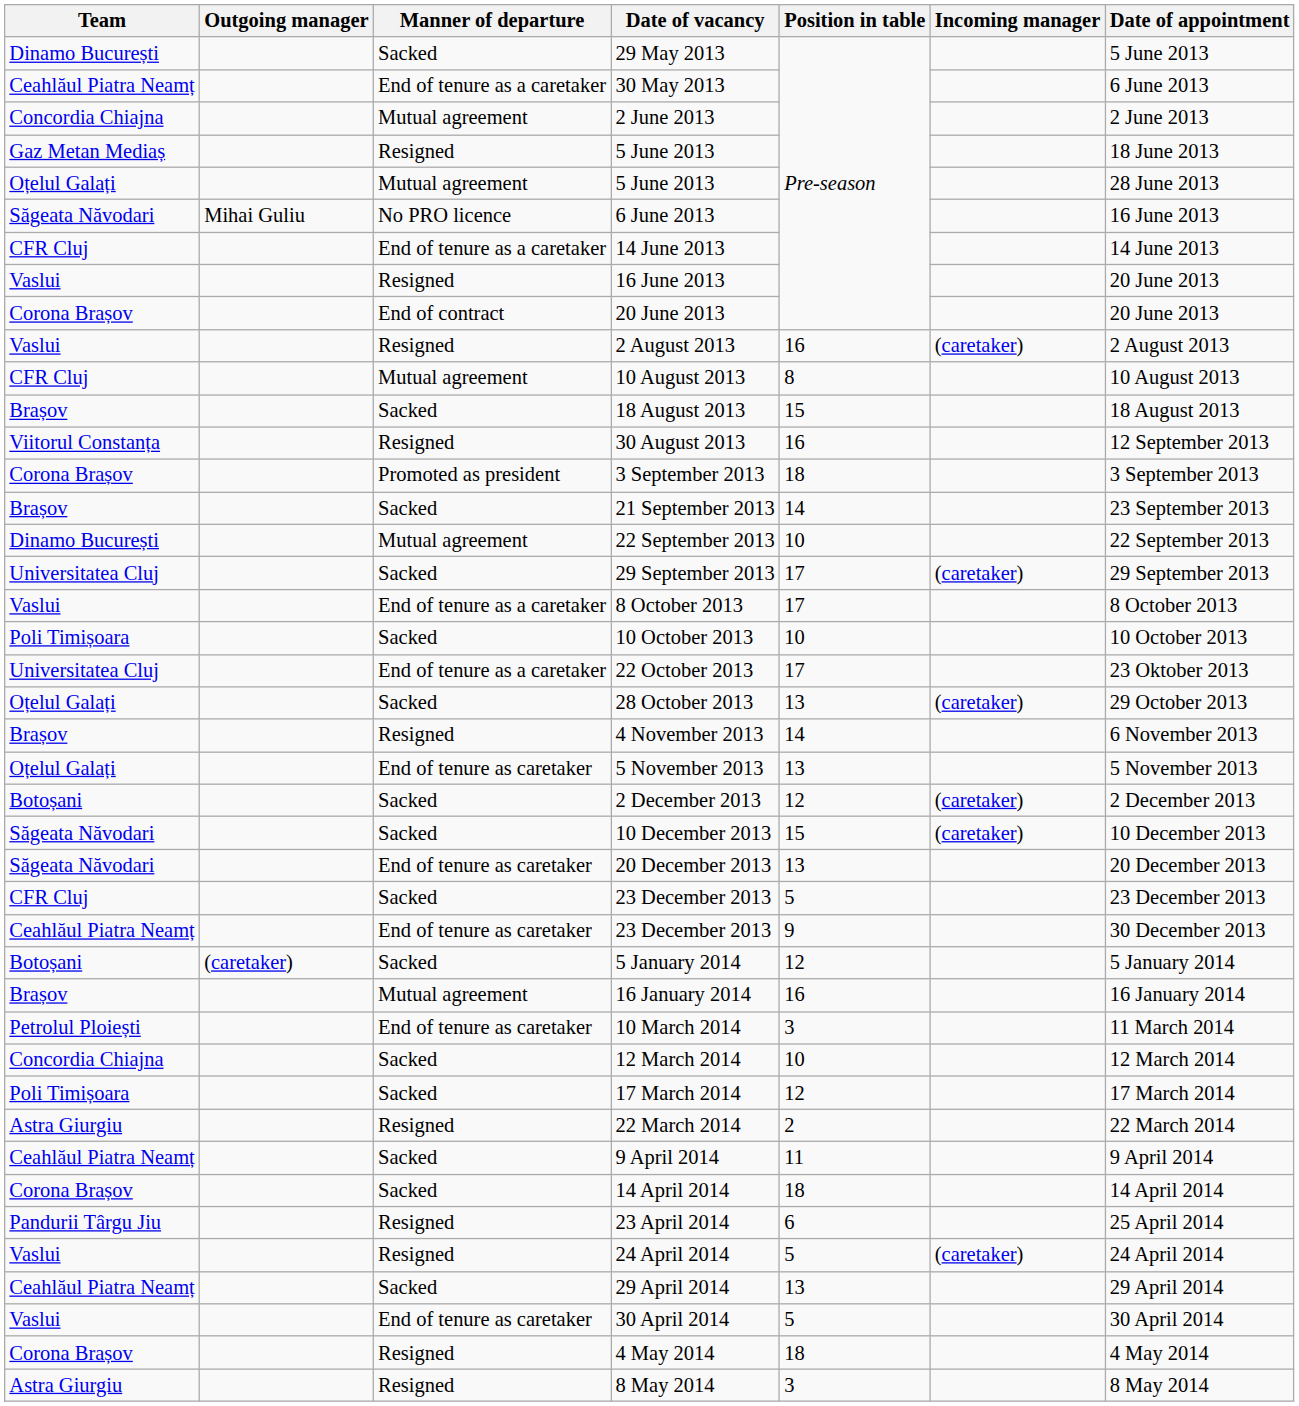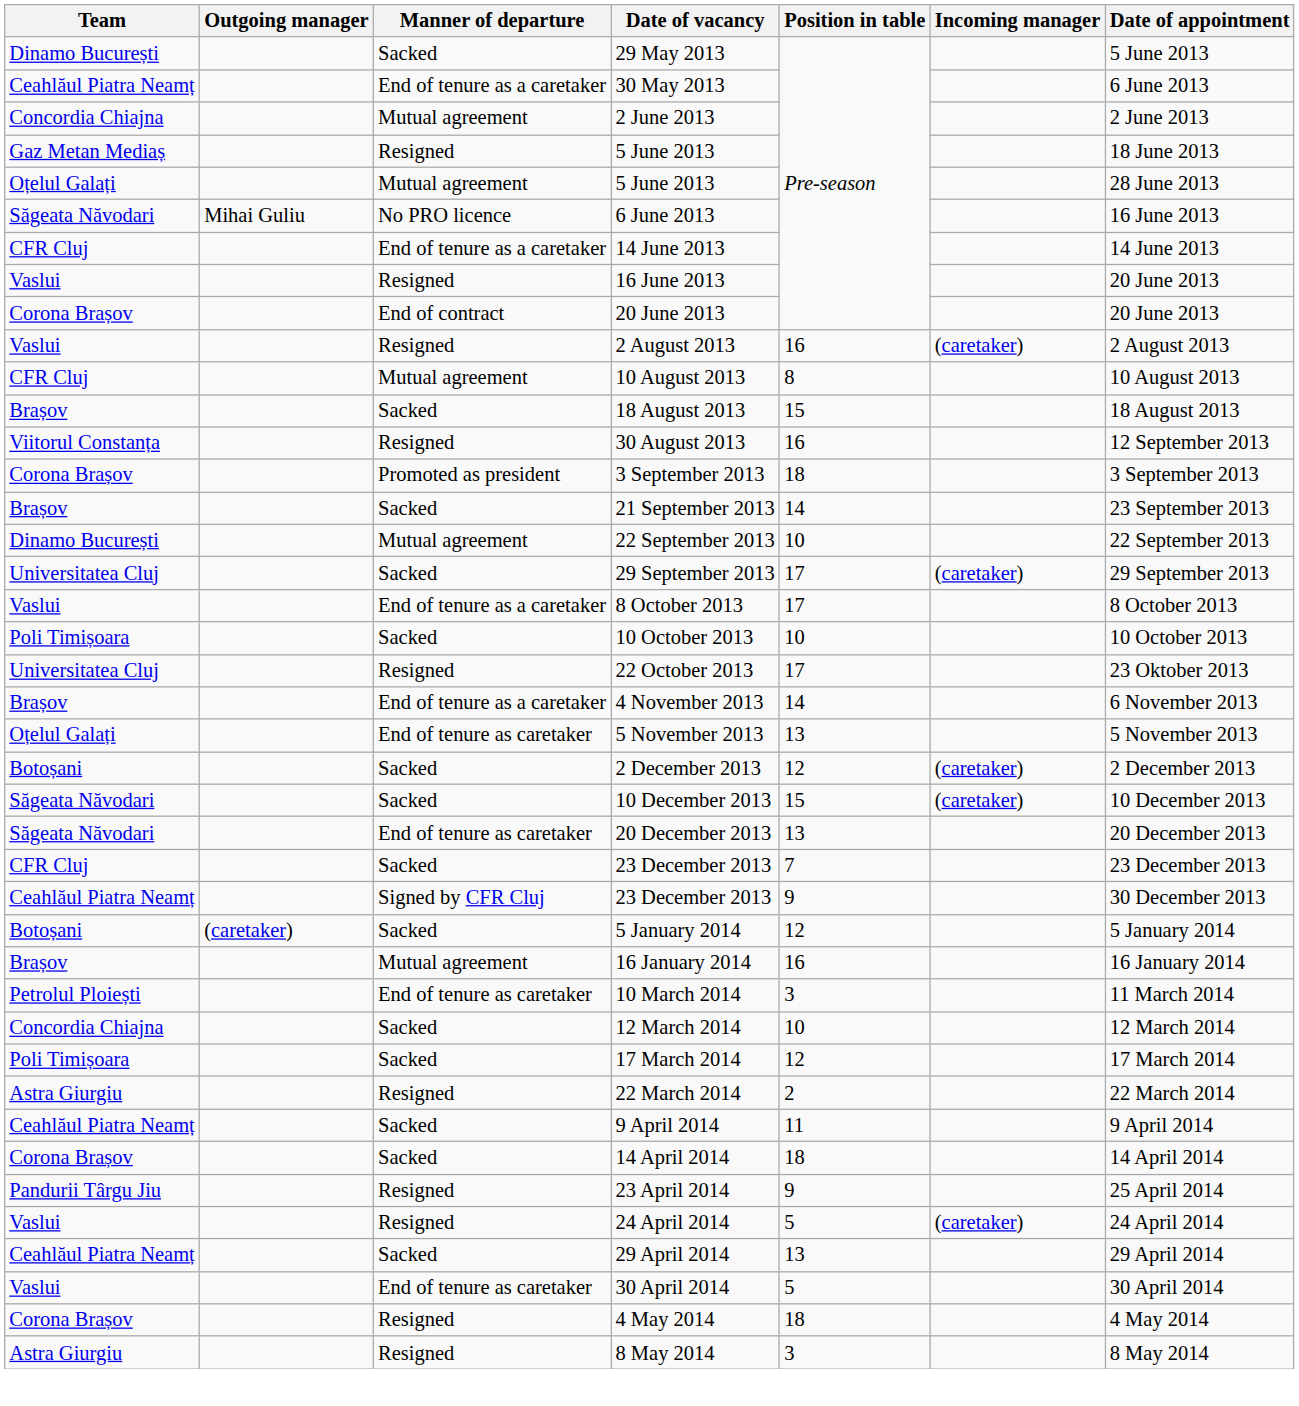(492, 670) End of tenure as a caretaker -> (416, 670) Resigned
- row: (63, 702)
(416, 735) Resigned -> (492, 702) End of tenure as a caretaker
(789, 897) 5 -> (789, 865) 7
(485, 930) End of tenure as caretaker -> (461, 897) Signed by CFR Cluj
(789, 1222) 6 -> (789, 1190) 9
